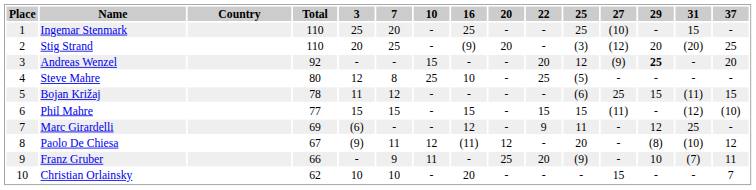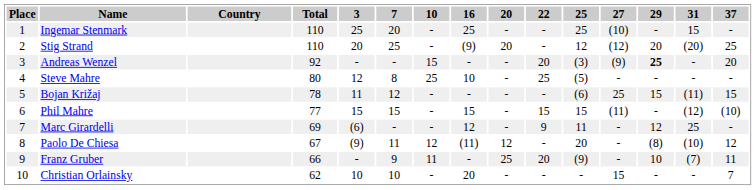(581, 46) (3) -> (581, 46) 12
(581, 62) 12 -> (581, 62) (3)
